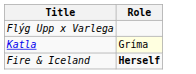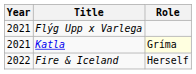+ column: (19, 12)
(139, 61) bold -> (168, 61) normal
